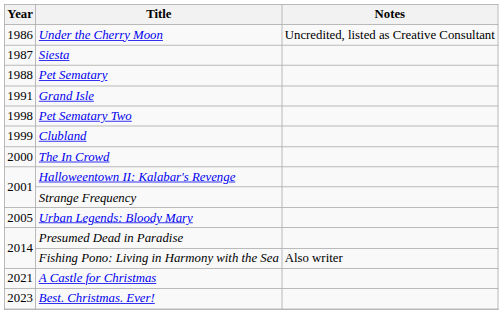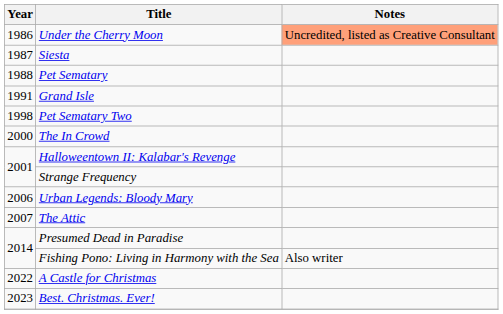(390, 34) no background -> (390, 34) lightsalmon background
- row: (63, 136)
(20, 217) 2005 -> (20, 197) 2006
+ row: (62, 217)
(20, 278) 2021 -> (20, 278) 2022
